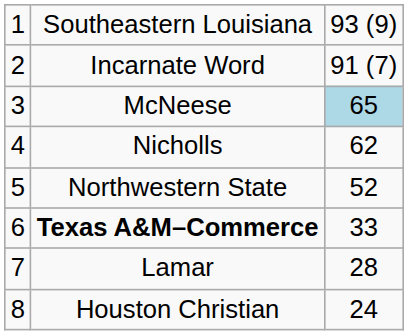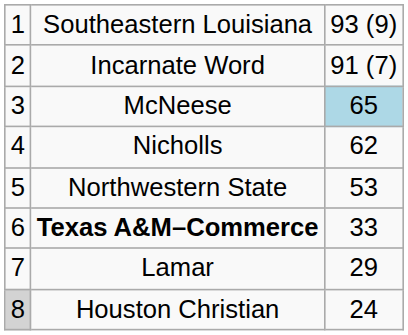(364, 187) 52 -> (364, 187) 53
(364, 268) 28 -> (364, 268) 29
(18, 308) no background -> (18, 308) lightgrey background
